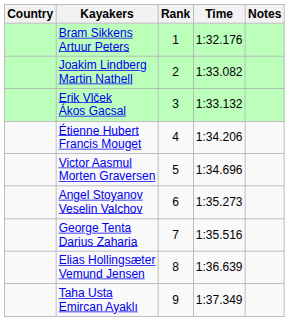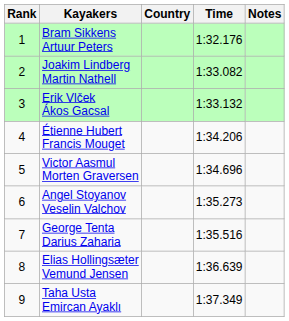columns swapped: (176, 14) <-> (30, 14)
